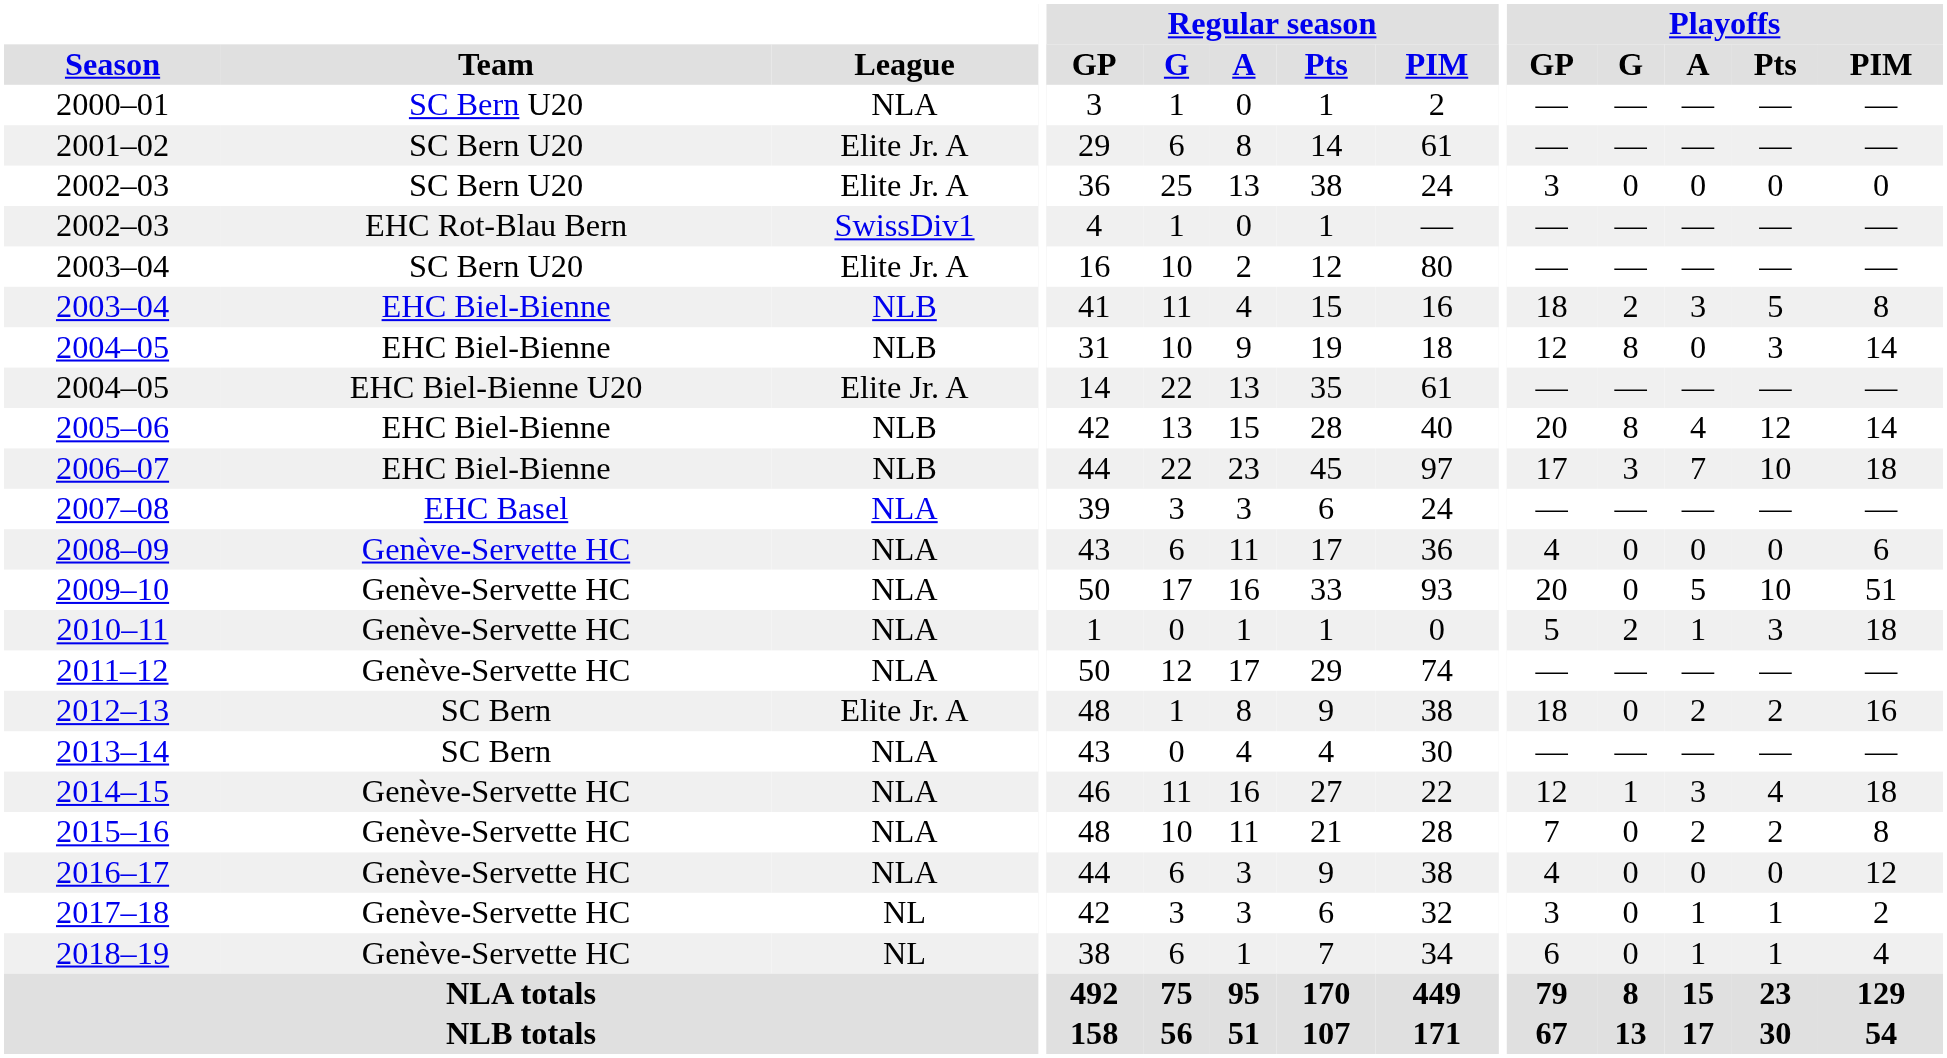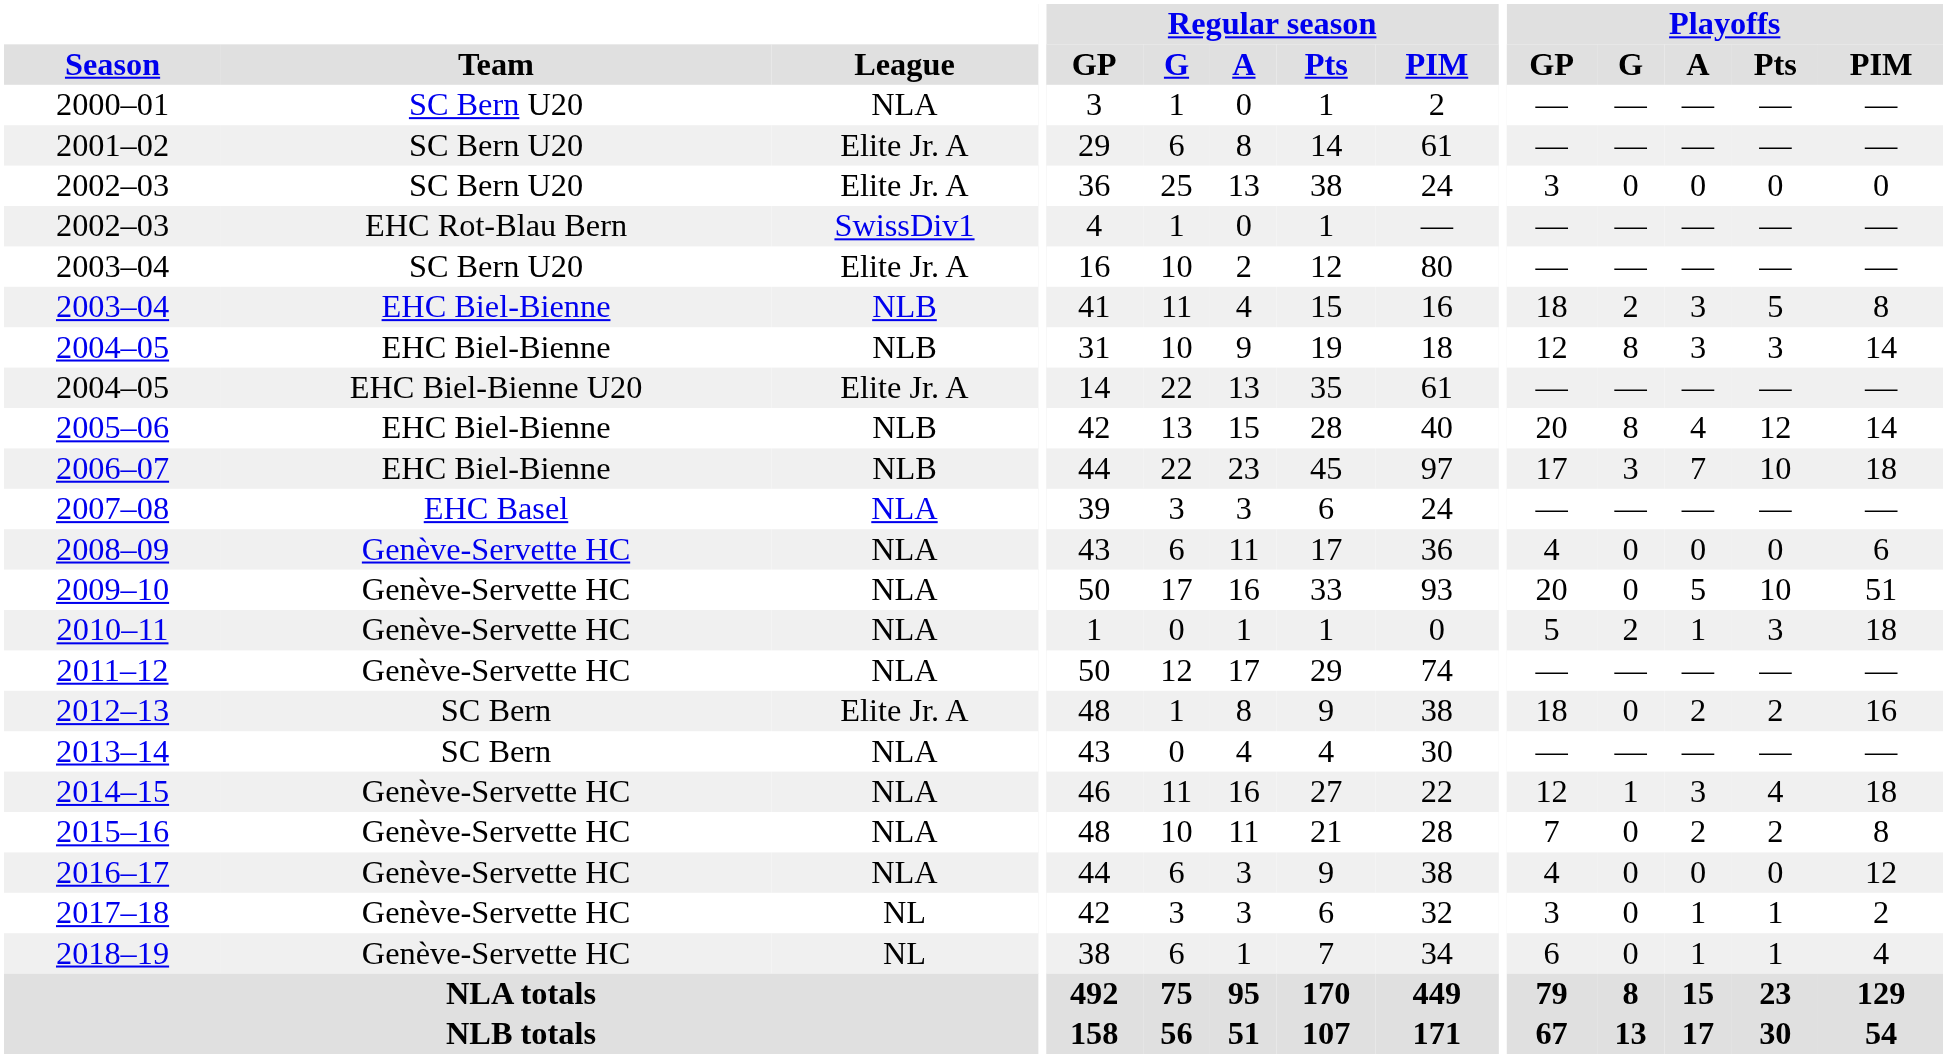(1698, 346) 0 -> (1698, 346) 3
